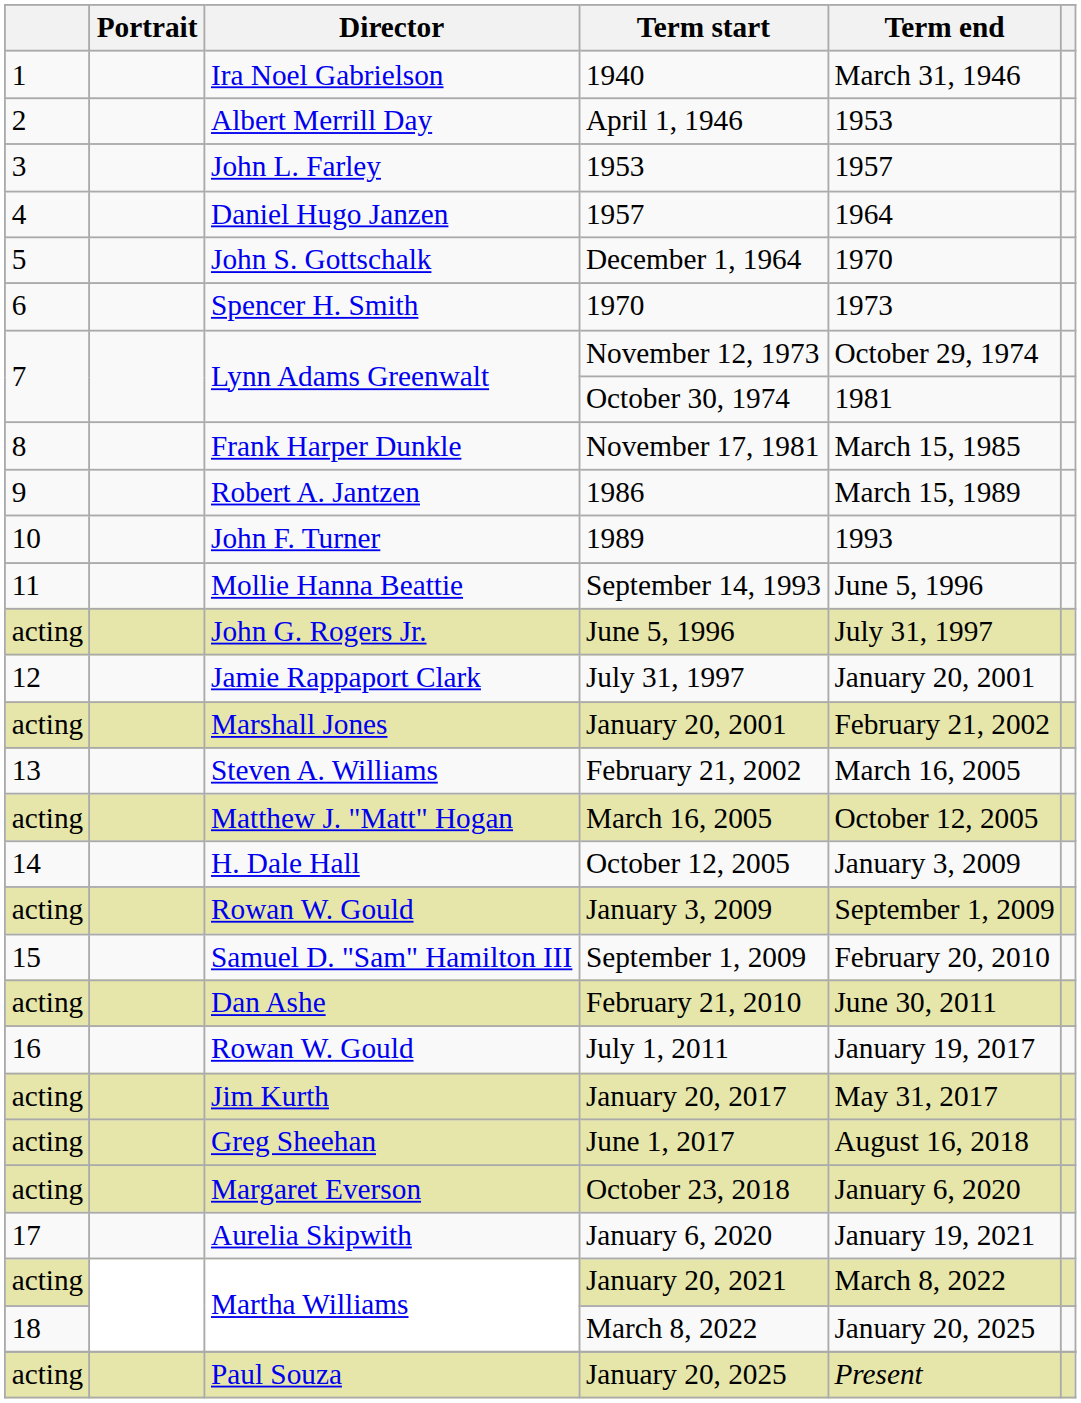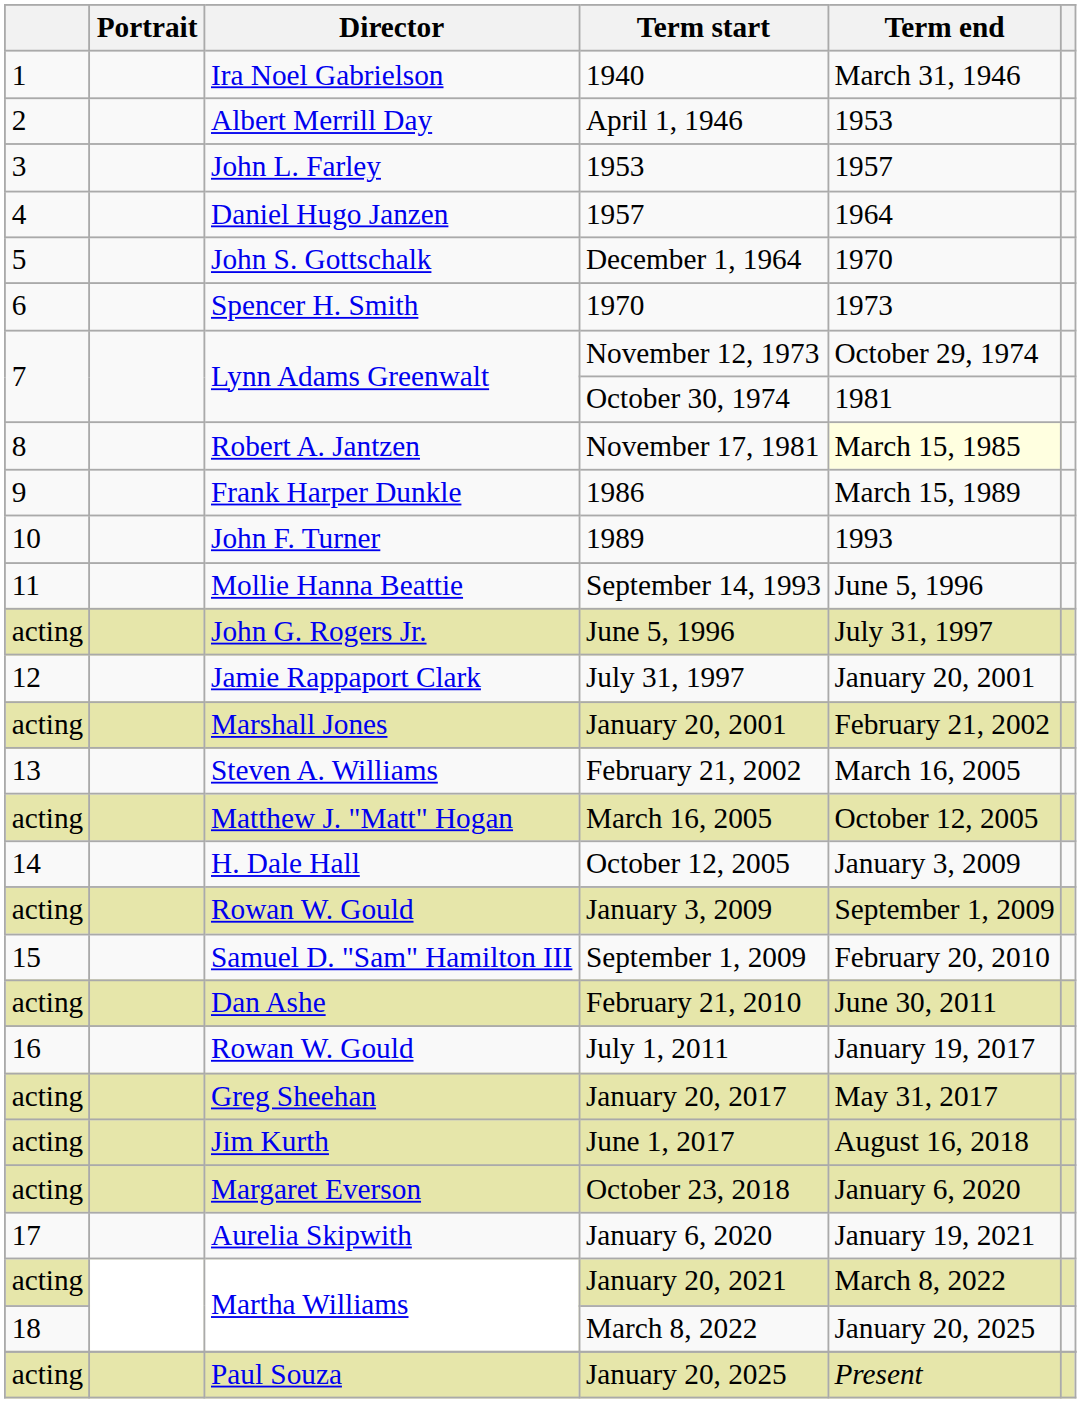(336, 445) Frank Harper Dunkle -> (315, 445) Robert A. Jantzen
(928, 445) no background -> (928, 445) lightyellow background
(315, 492) Robert A. Jantzen -> (336, 492) Frank Harper Dunkle
(270, 1095) Jim Kurth -> (294, 1095) Greg Sheehan
(294, 1142) Greg Sheehan -> (270, 1142) Jim Kurth
